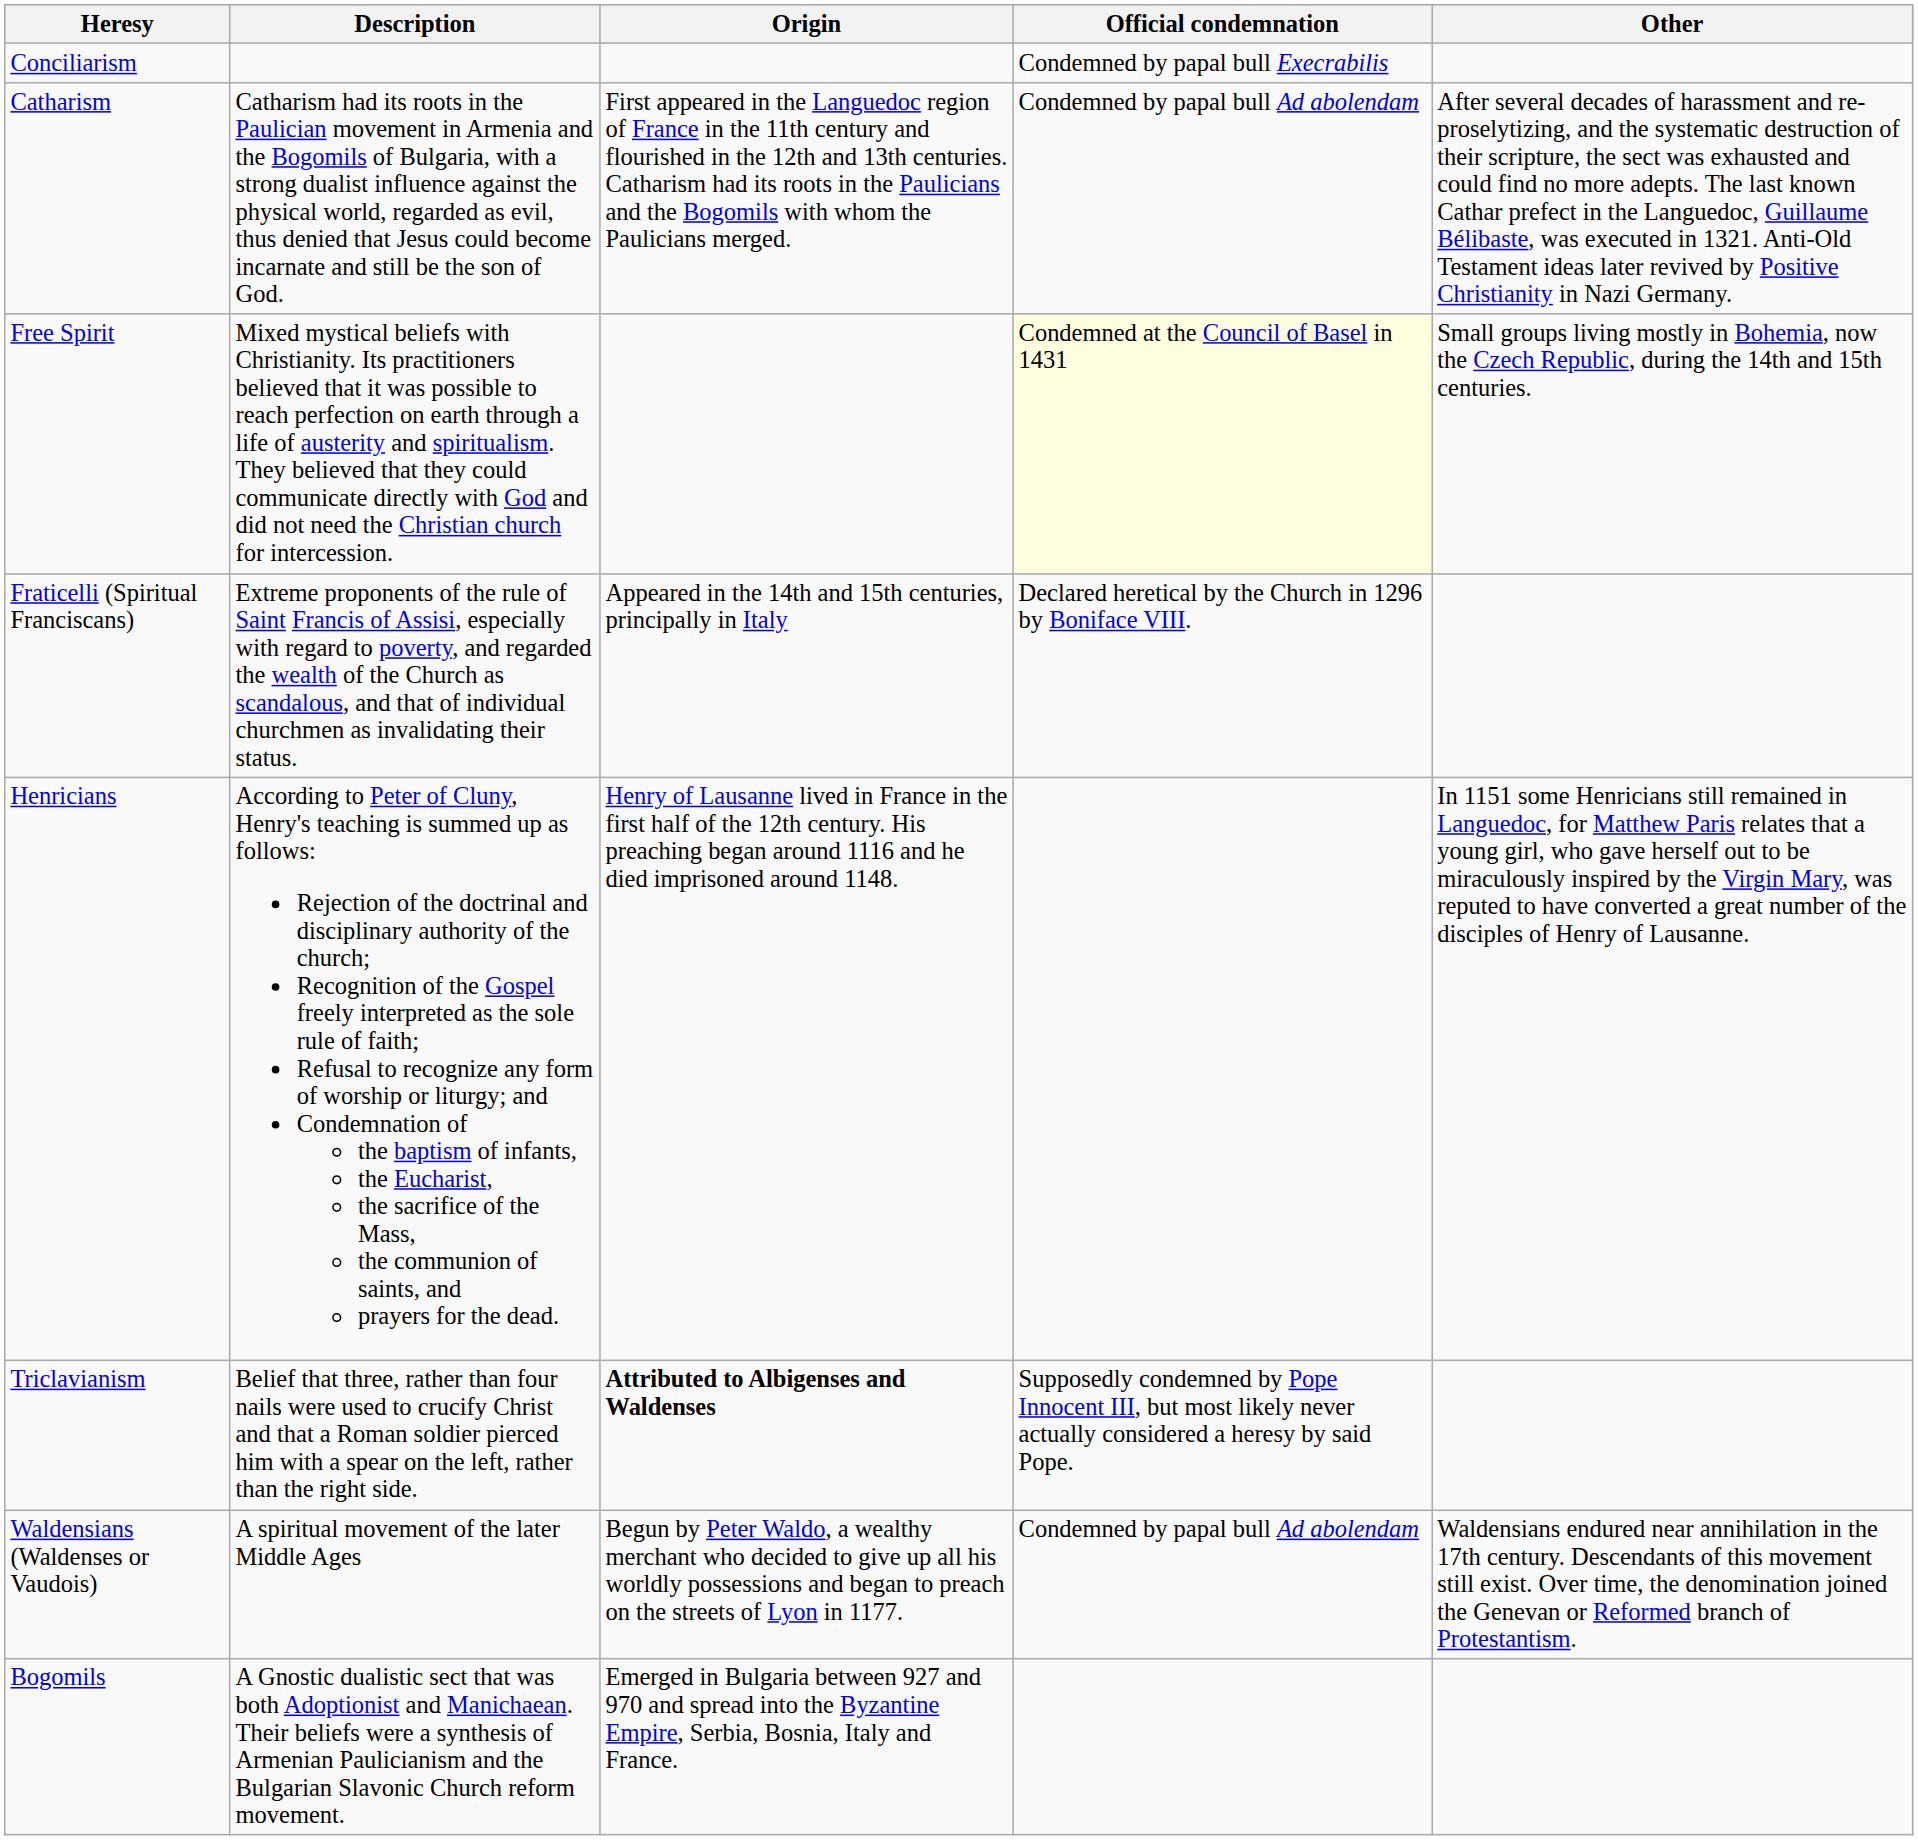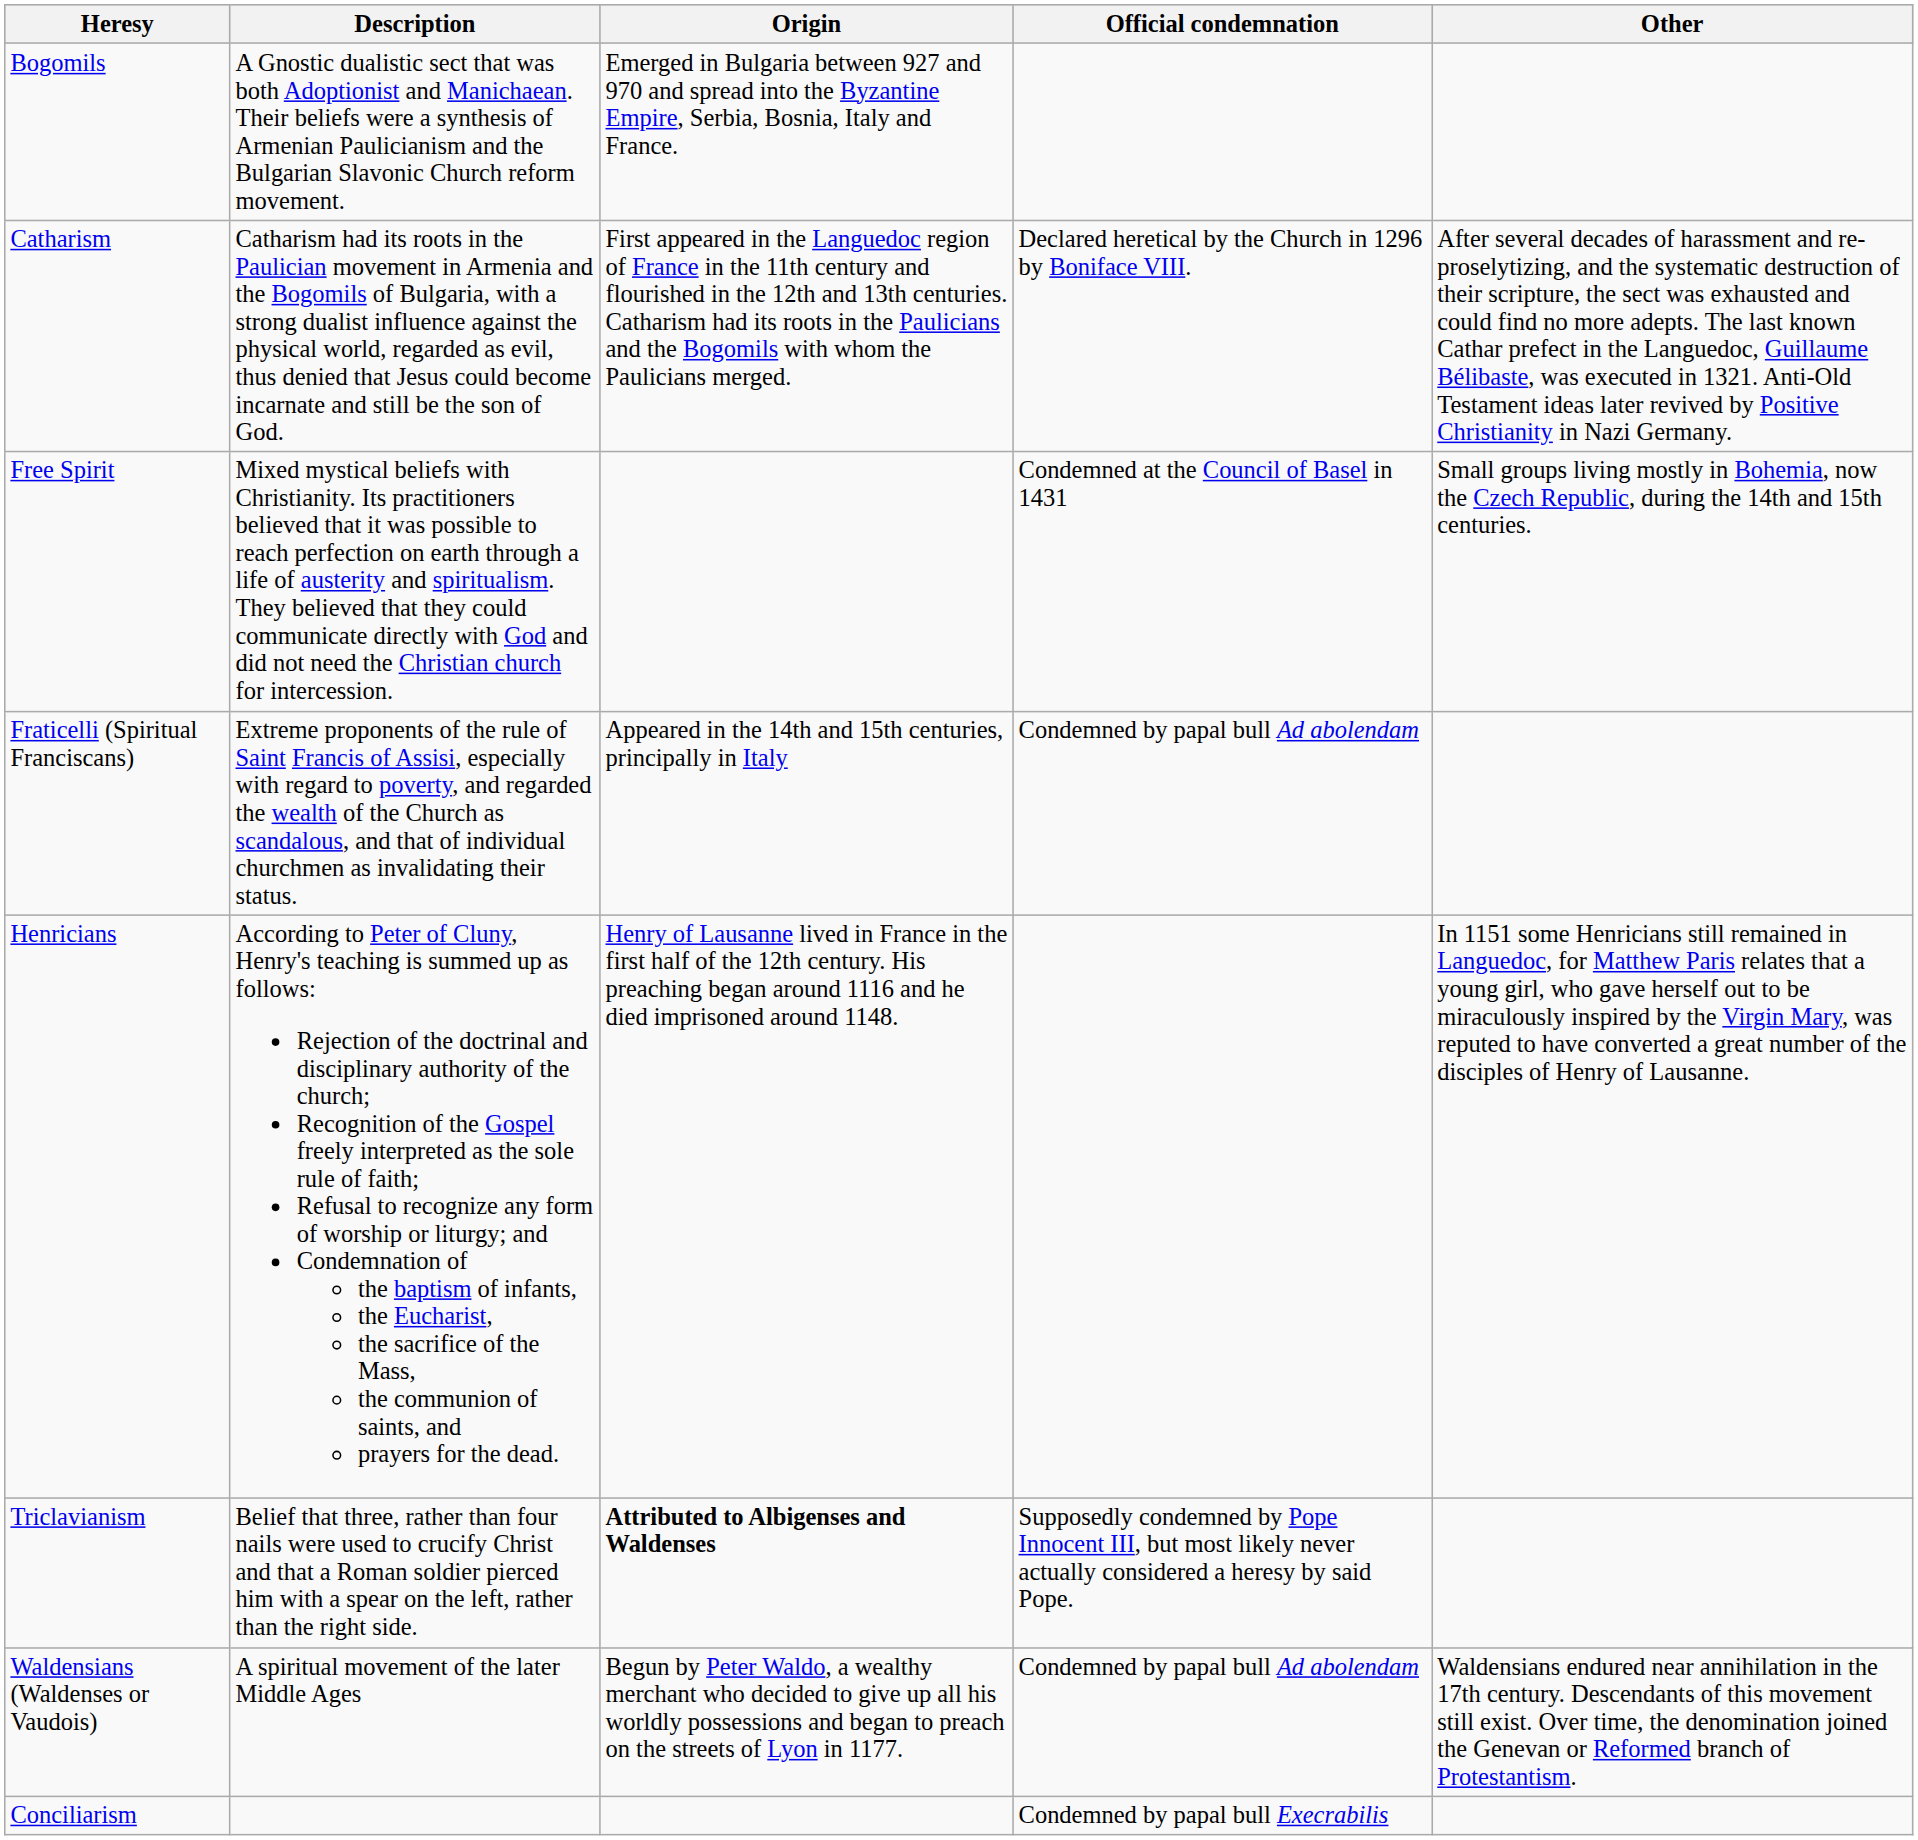rows swapped: (58, 1677) <-> (74, 62)
(1219, 101) Condemned by papal bull Ad abolendam -> (1220, 253) Declared heretical by the Church in 1296 by Boniface VIII.
(1206, 346) lightyellow background -> (1206, 484) no background
(1220, 606) Declared heretical by the Church in 1296 by Boniface VIII. -> (1219, 730) Condemned by papal bull Ad abolendam
